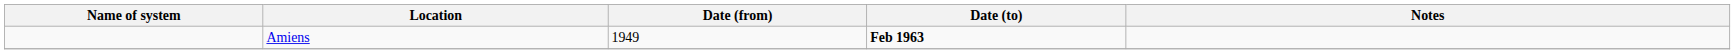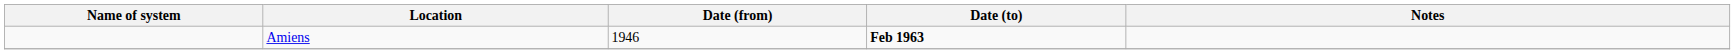(625, 37) 1949 -> (625, 37) 1946
